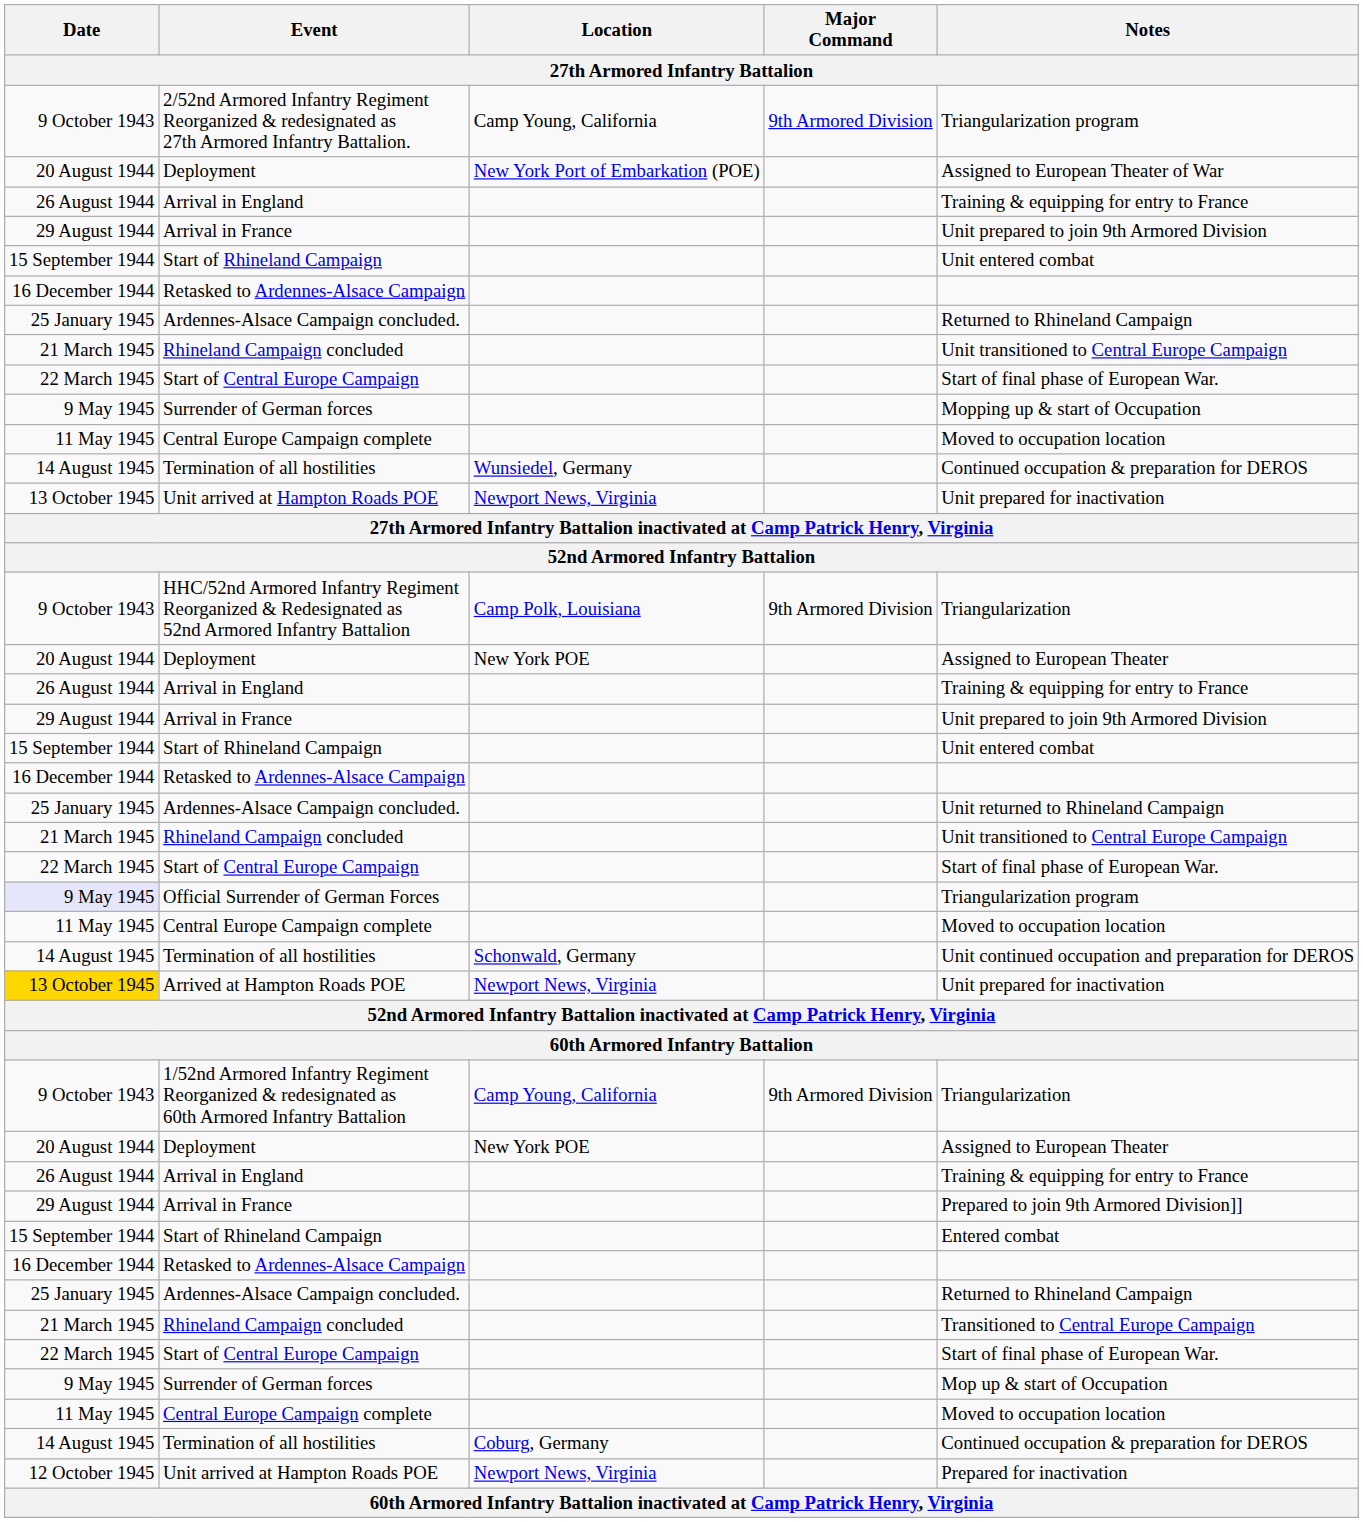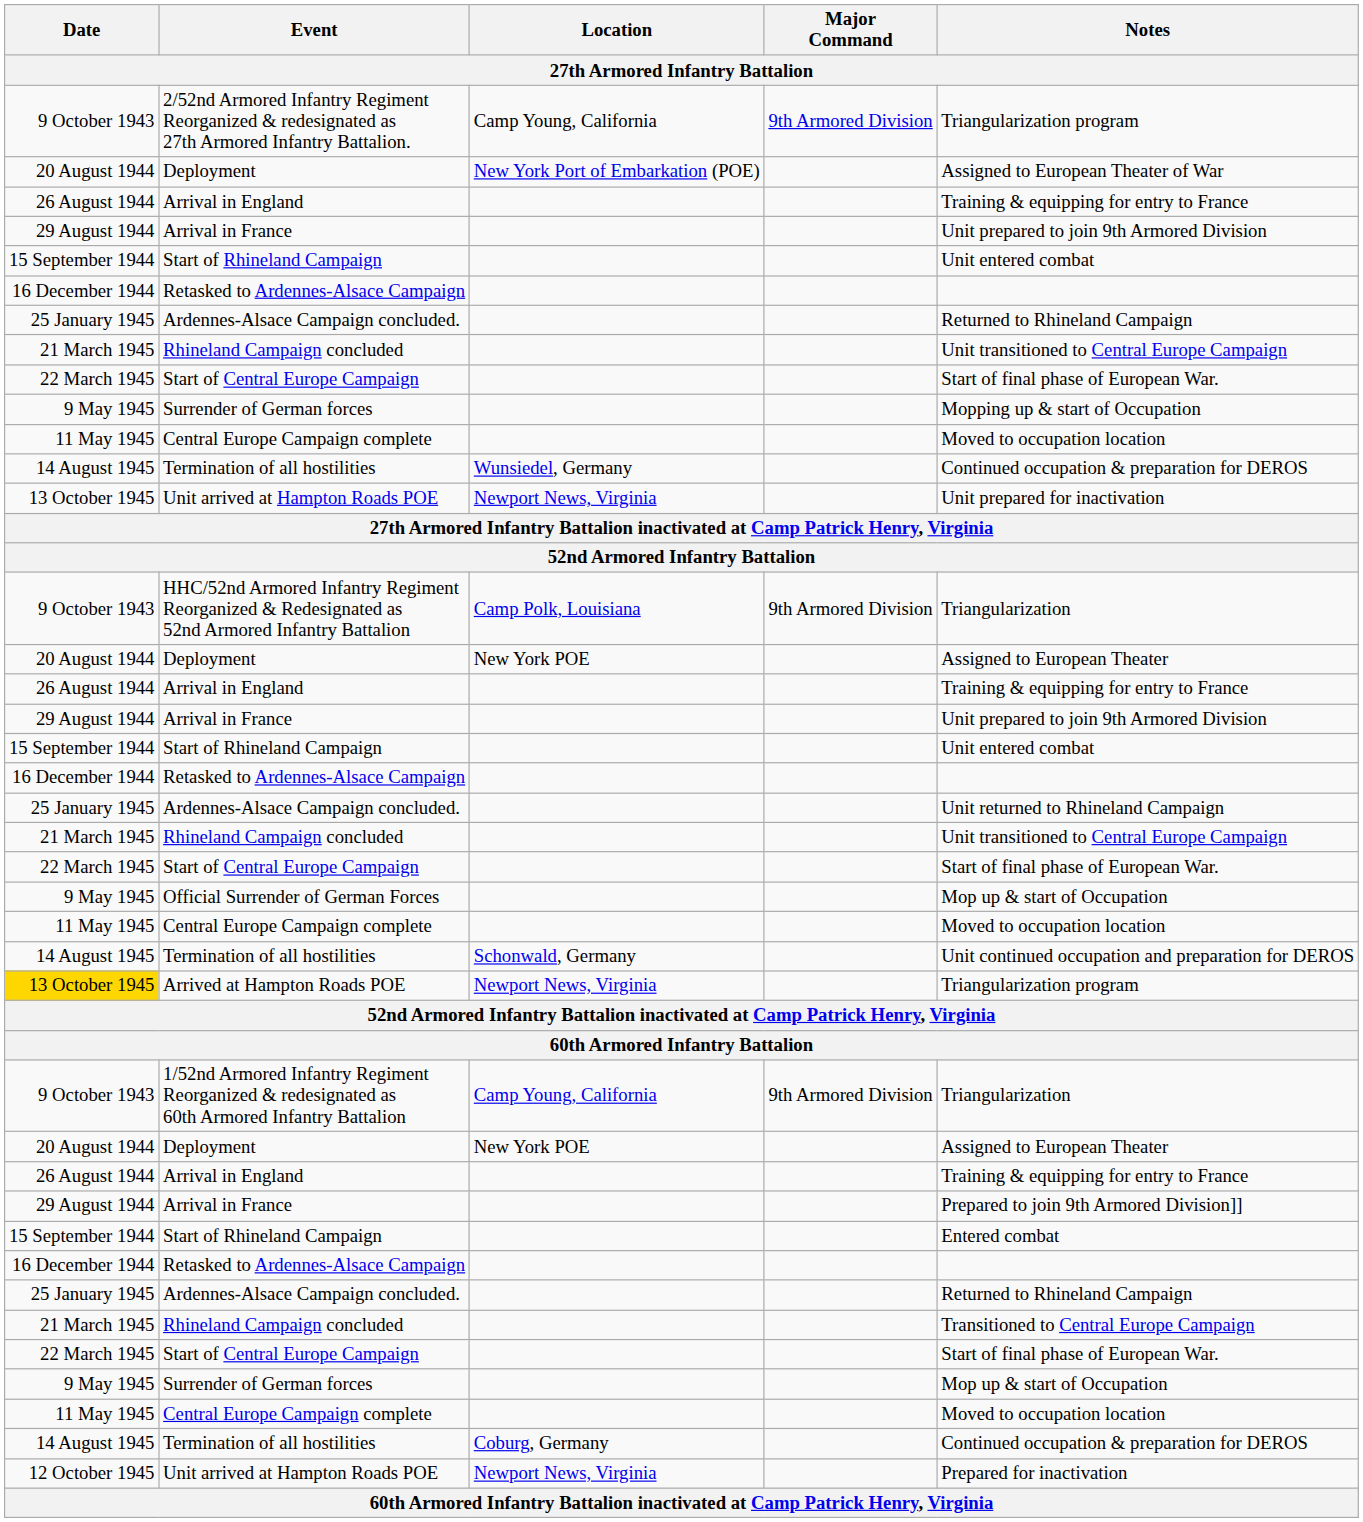(109, 896) lavender background -> (109, 896) no background
(1040, 896) Triangularization program -> (1054, 896) Mop up & start of Occupation
(1053, 985) Unit prepared for inactivation -> (1040, 985) Triangularization program
